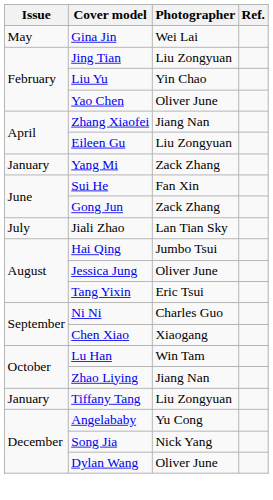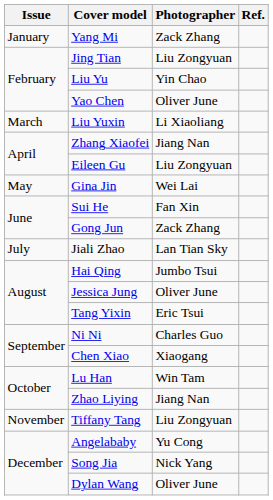rows swapped: (95, 164) <-> (94, 36)
+ row: (98, 121)
(28, 398) January -> (36, 420) November
